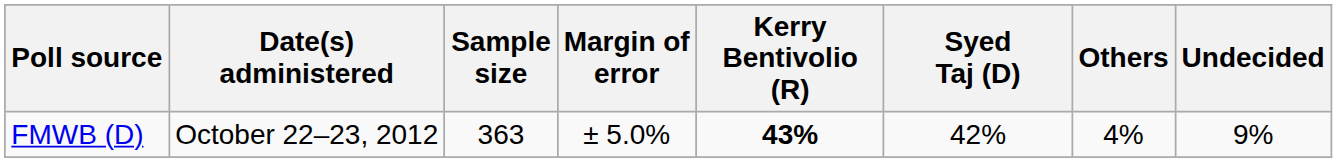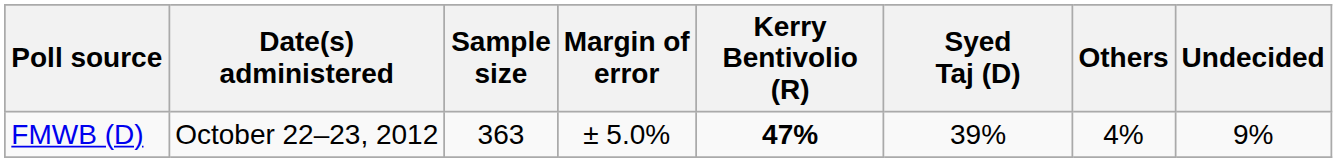(790, 134) 43% -> (790, 134) 47%
(978, 134) 42% -> (978, 134) 39%
